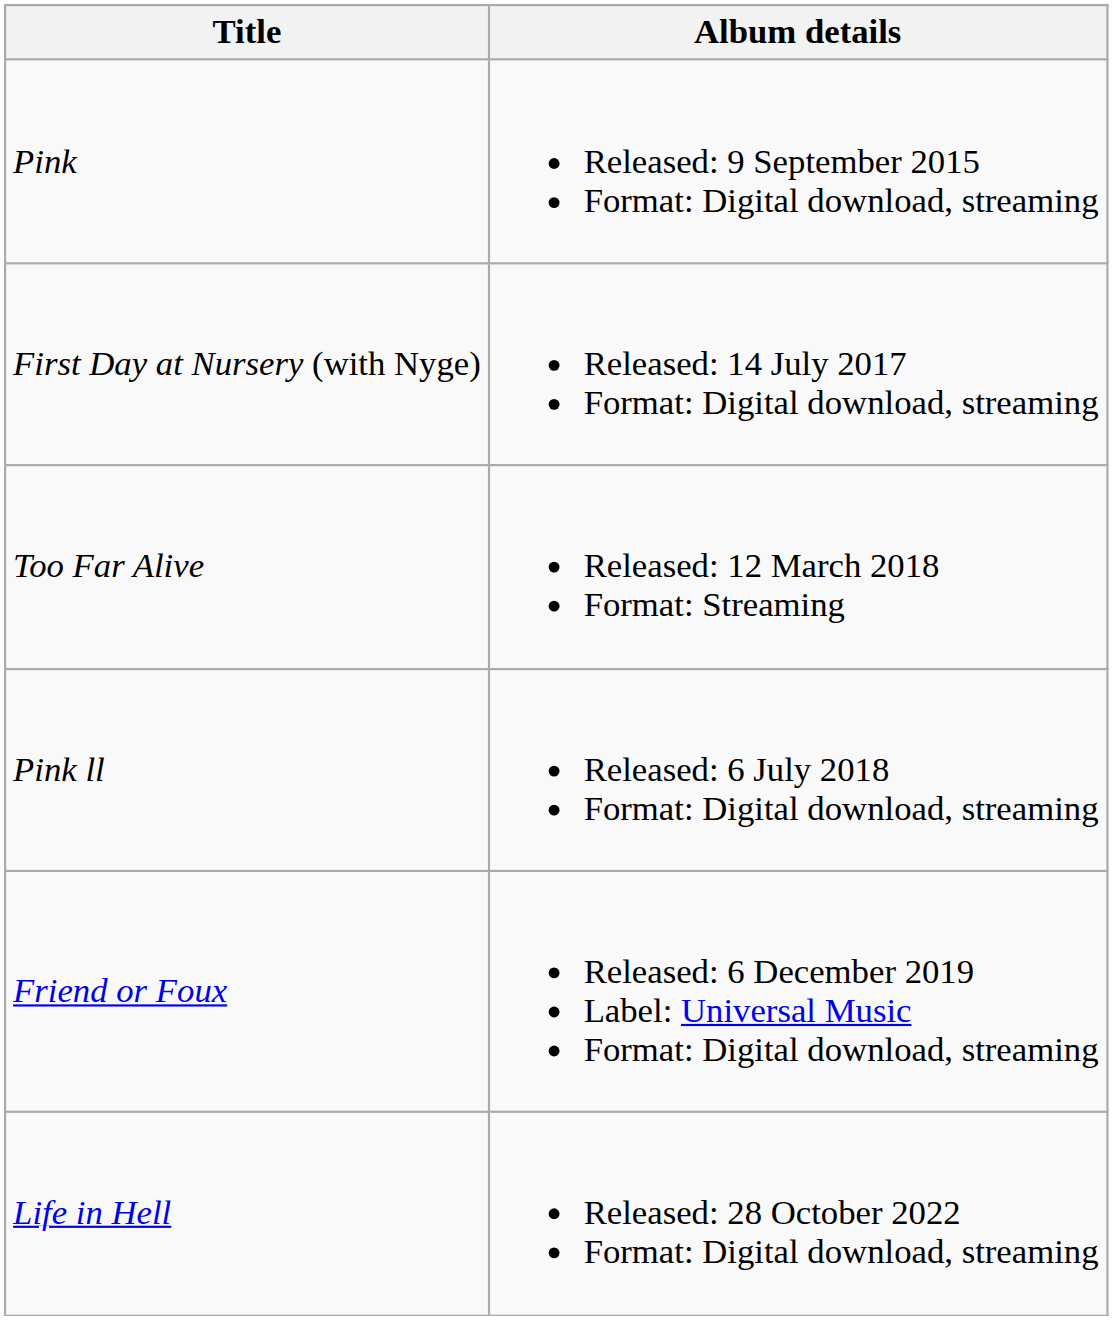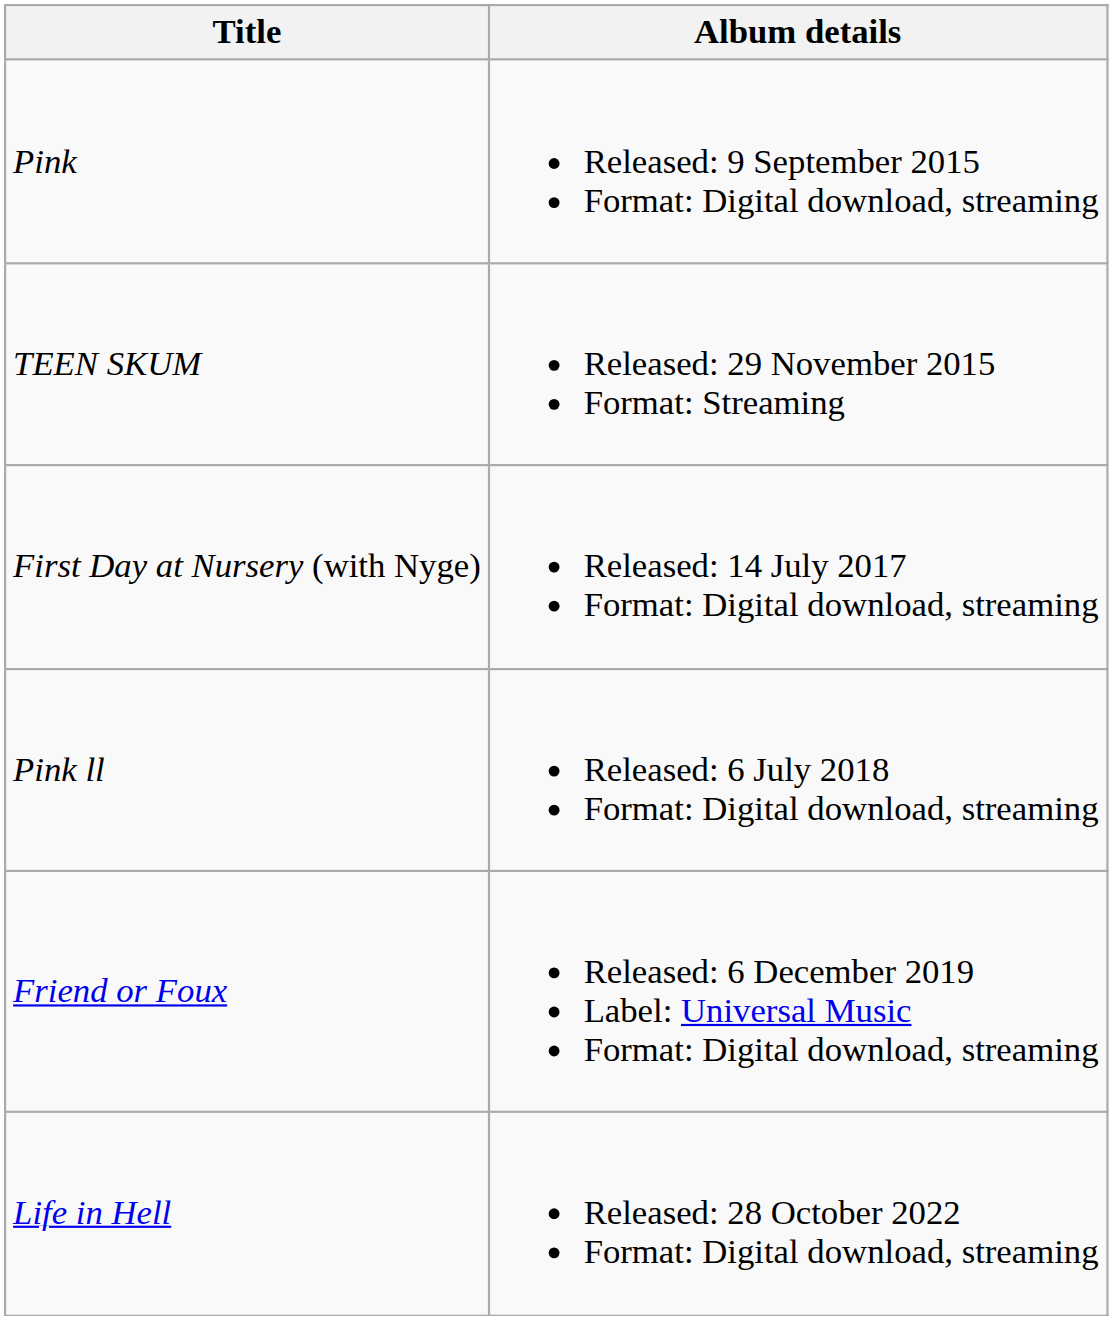+ row: (107, 363)
- row: (109, 566)
